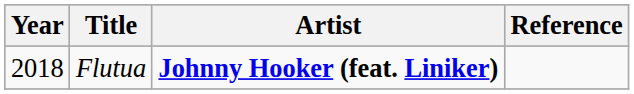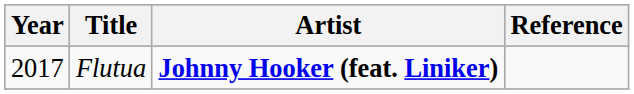(37, 67) 2018 -> (37, 67) 2017
